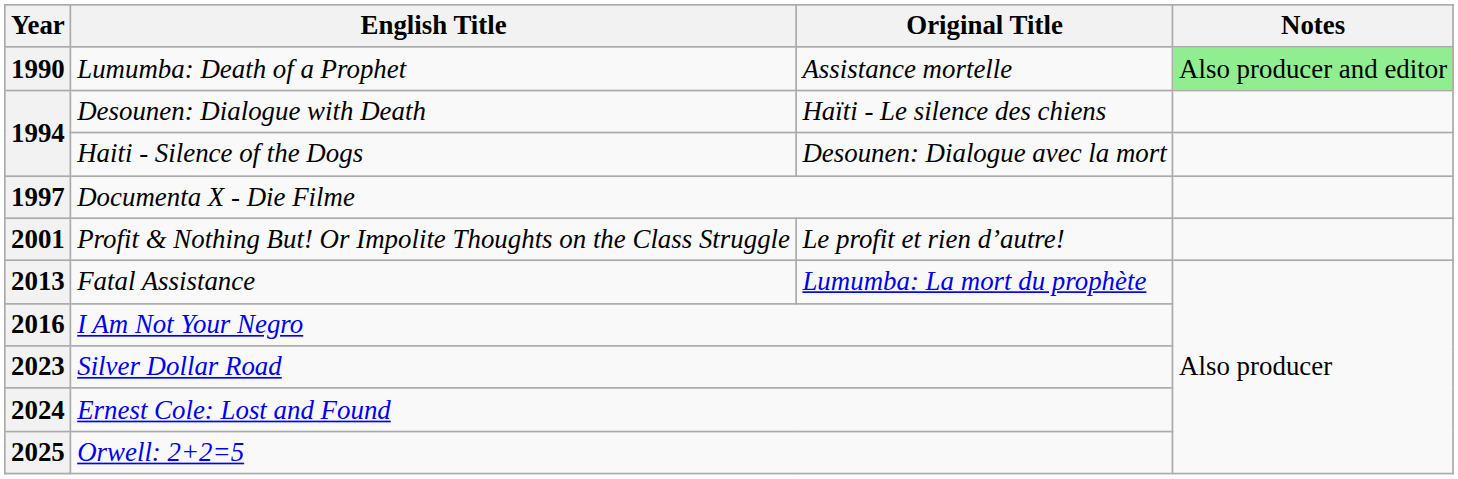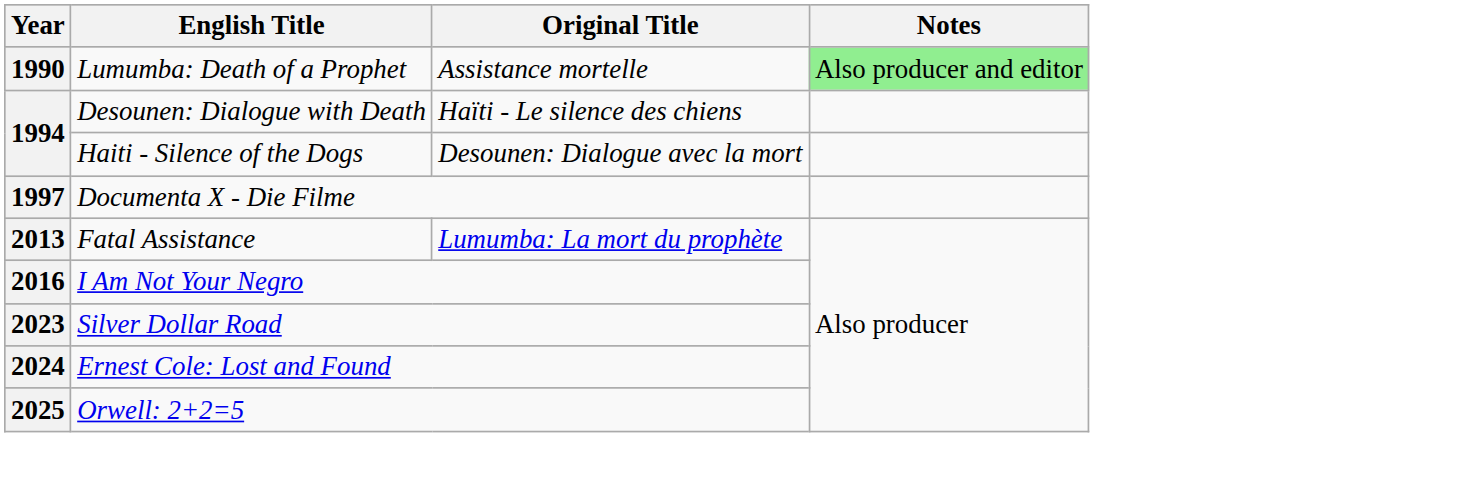- row: (38, 238)
